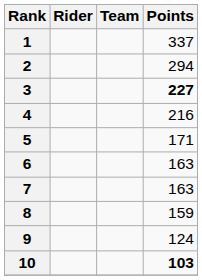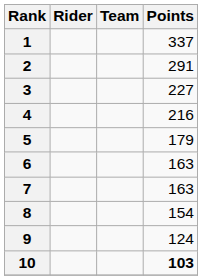(181, 66) 294 -> (181, 66) 291
(181, 90) bold -> (181, 90) normal
(181, 139) 171 -> (181, 139) 179
(181, 213) 159 -> (181, 213) 154
